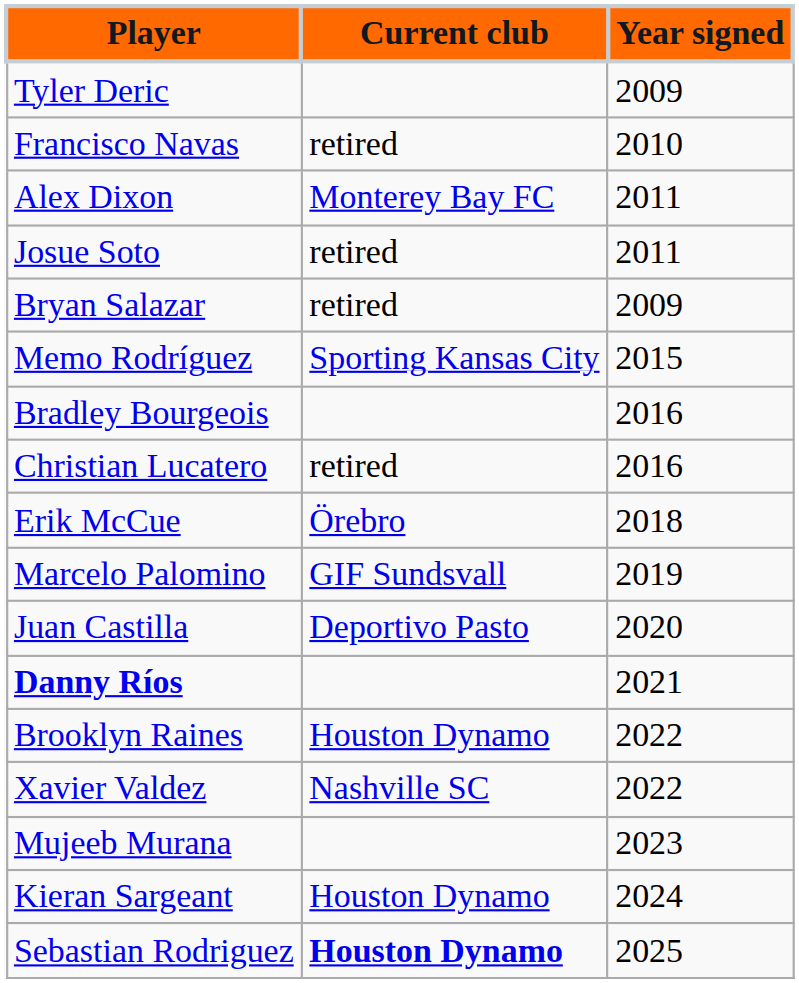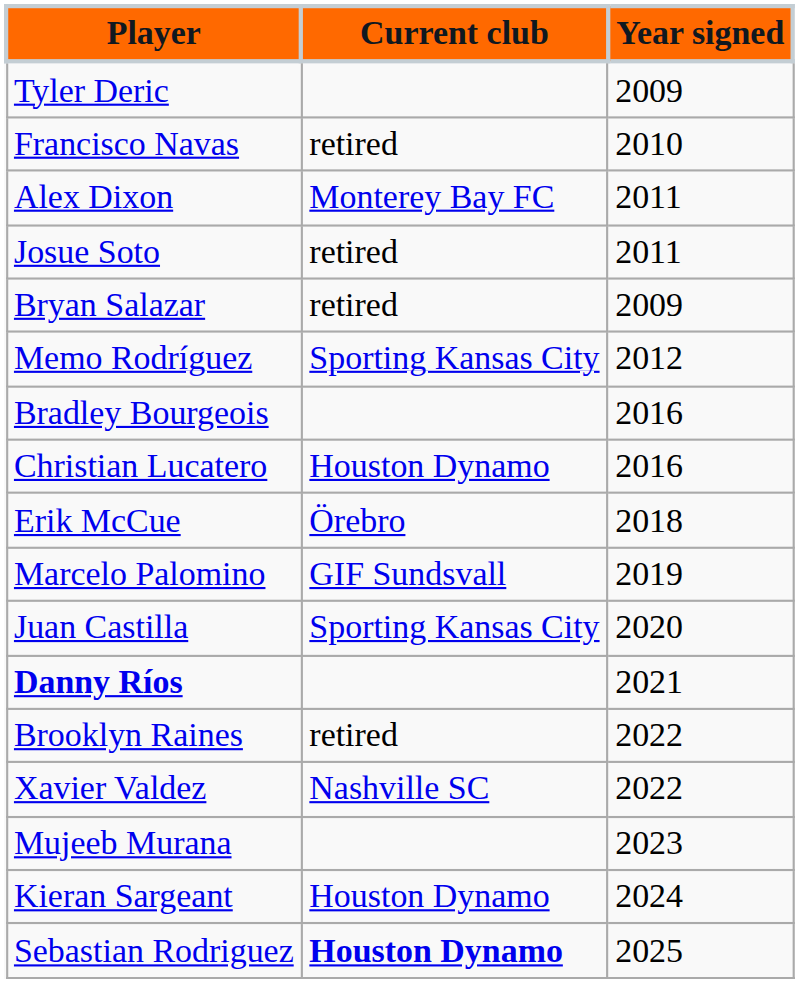(649, 358) 2015 -> (649, 358) 2012
(354, 465) retired -> (429, 465) Houston Dynamo
(419, 627) Deportivo Pasto -> (454, 627) Sporting Kansas City
(429, 734) Houston Dynamo -> (354, 734) retired
